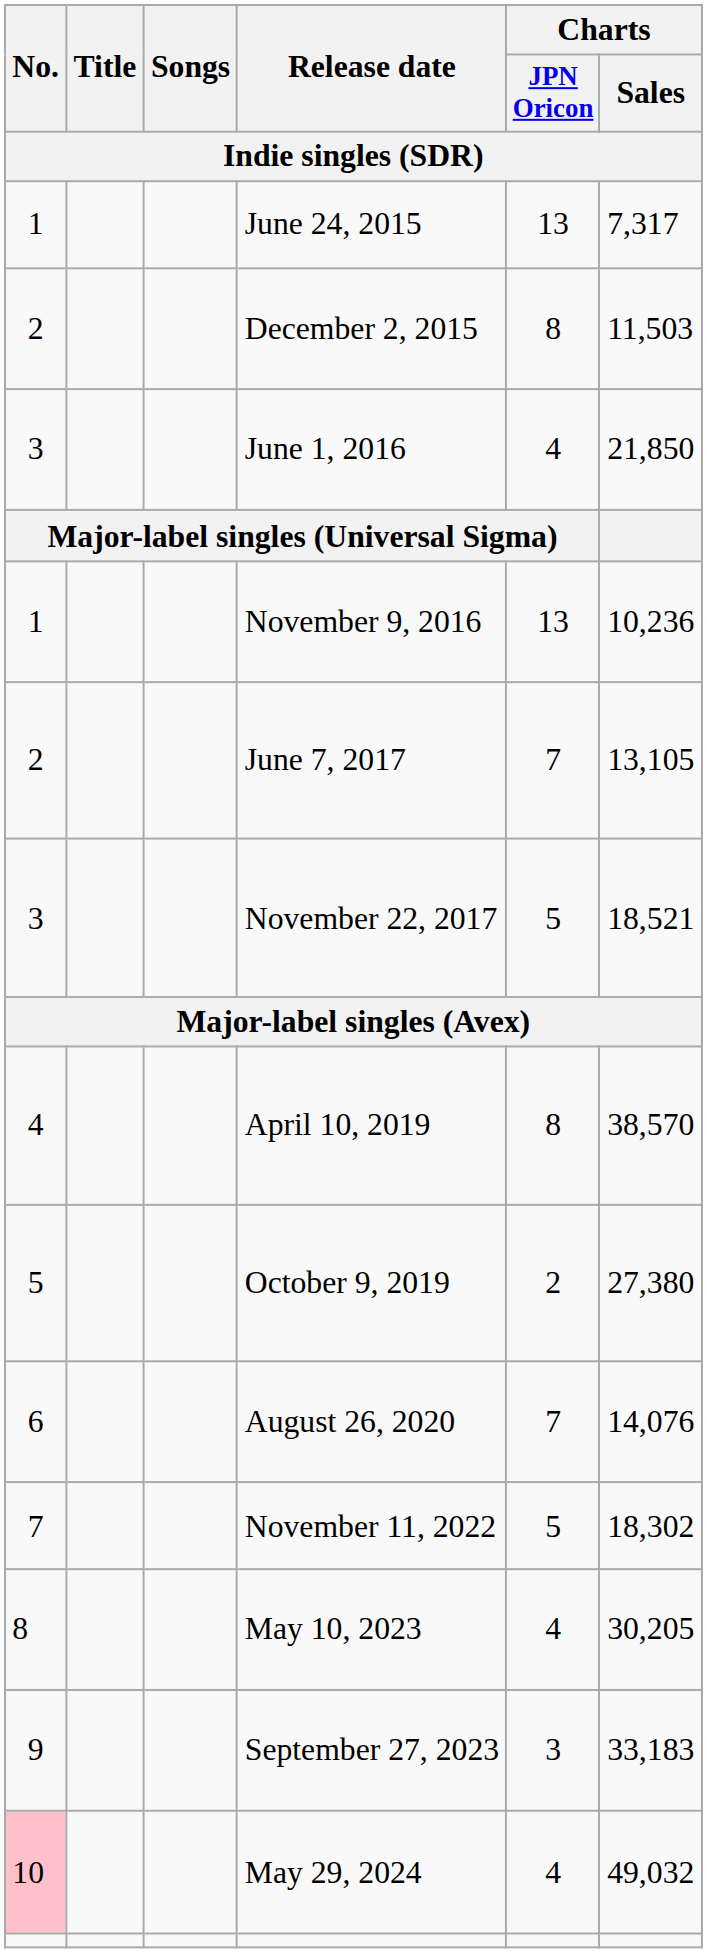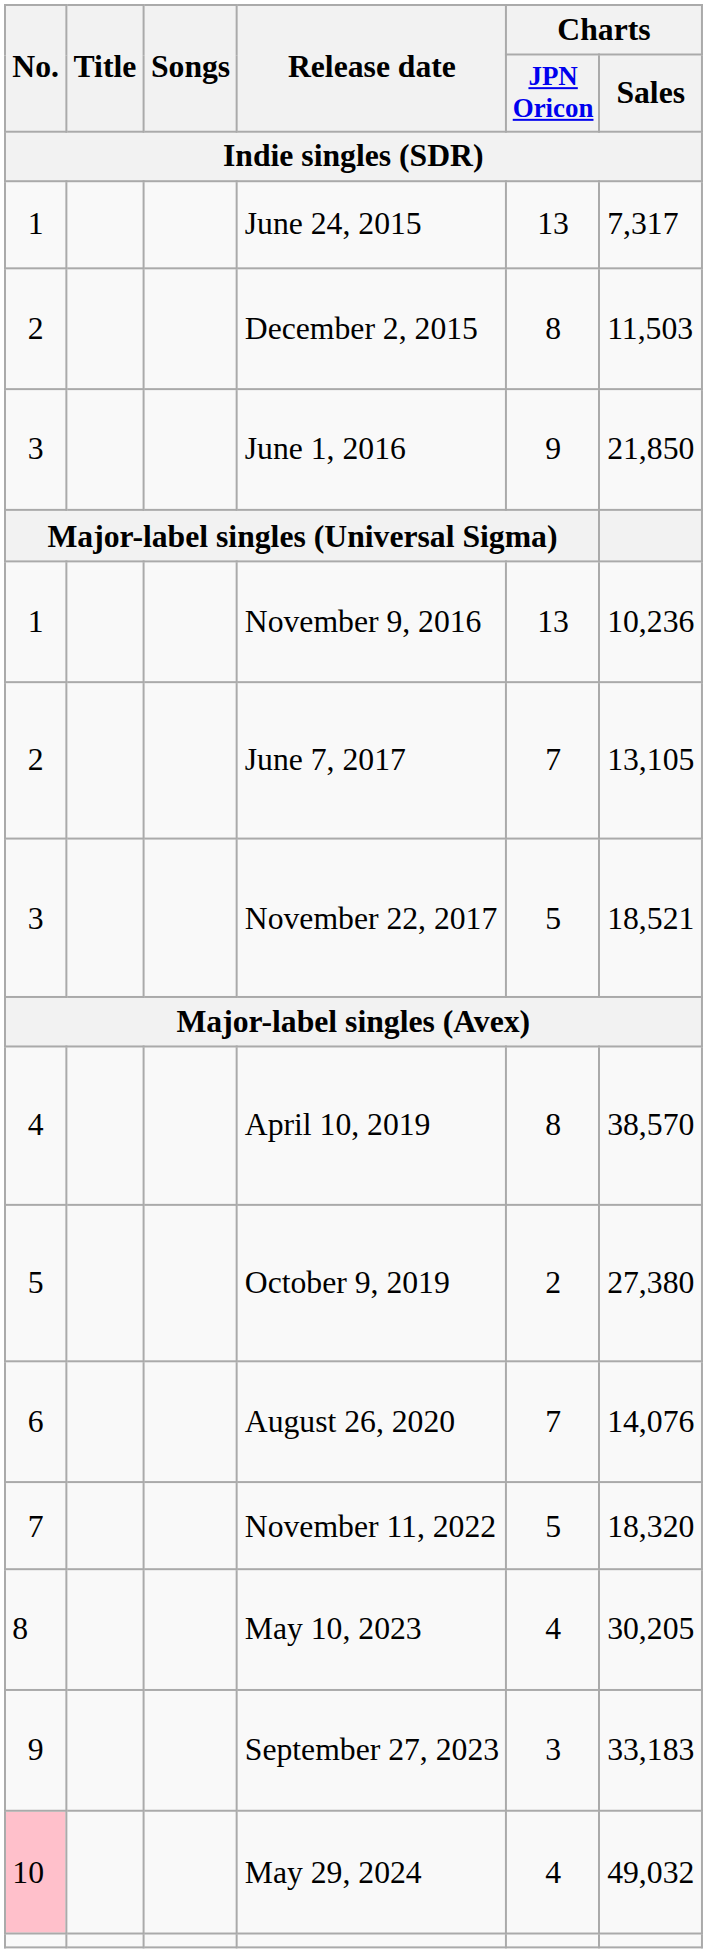(553, 449) 4 -> (553, 449) 9
(651, 1525) 18,302 -> (651, 1525) 18,320
